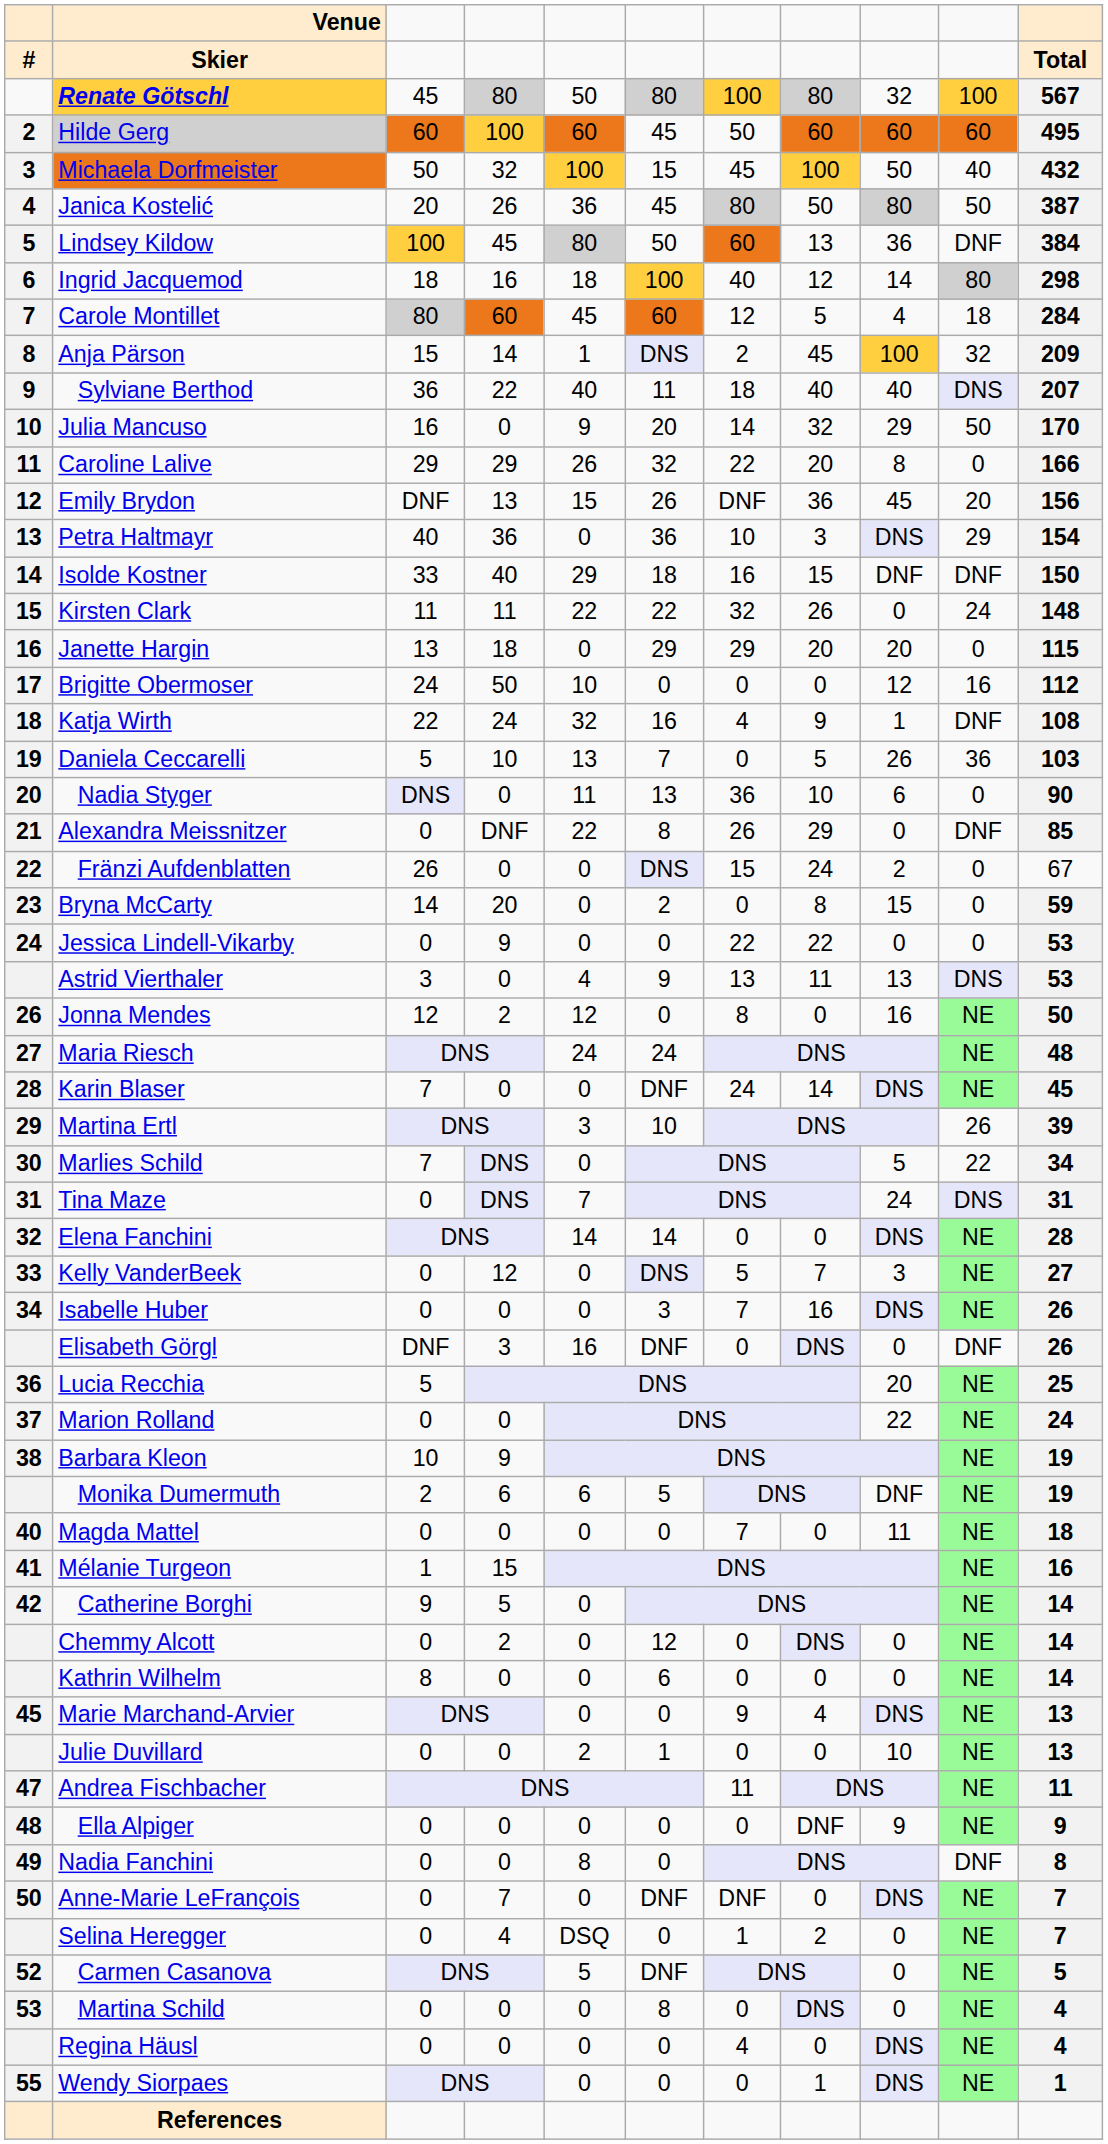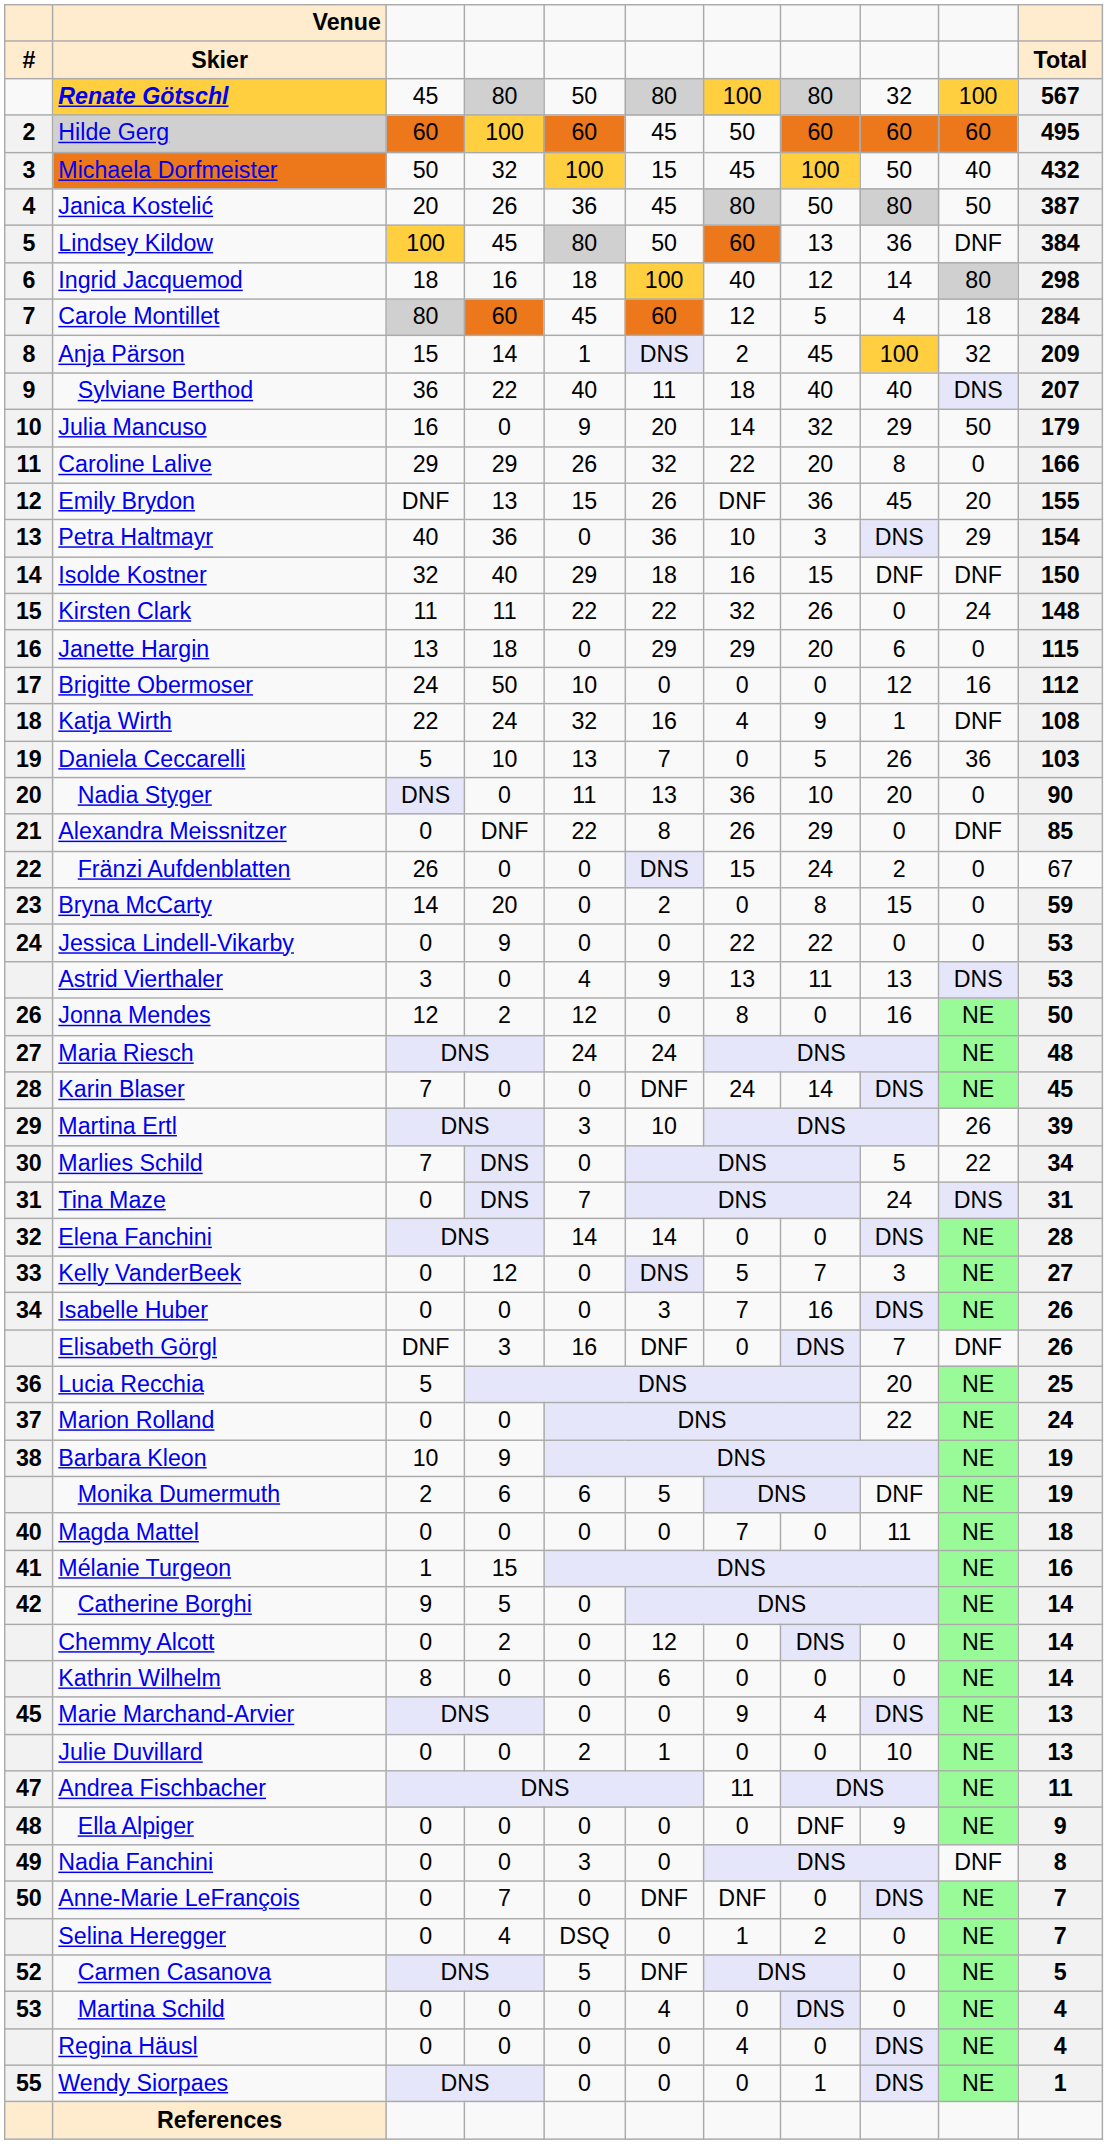(1060, 427) 170 -> (1060, 427) 179
(1060, 501) 156 -> (1060, 501) 155
(426, 574) 33 -> (426, 574) 32
(899, 648) 20 -> (899, 648) 6
(899, 795) 6 -> (899, 795) 20
(899, 1347) 0 -> (899, 1347) 7
(584, 1862) 8 -> (584, 1862) 3
(664, 2009) 8 -> (664, 2009) 4
